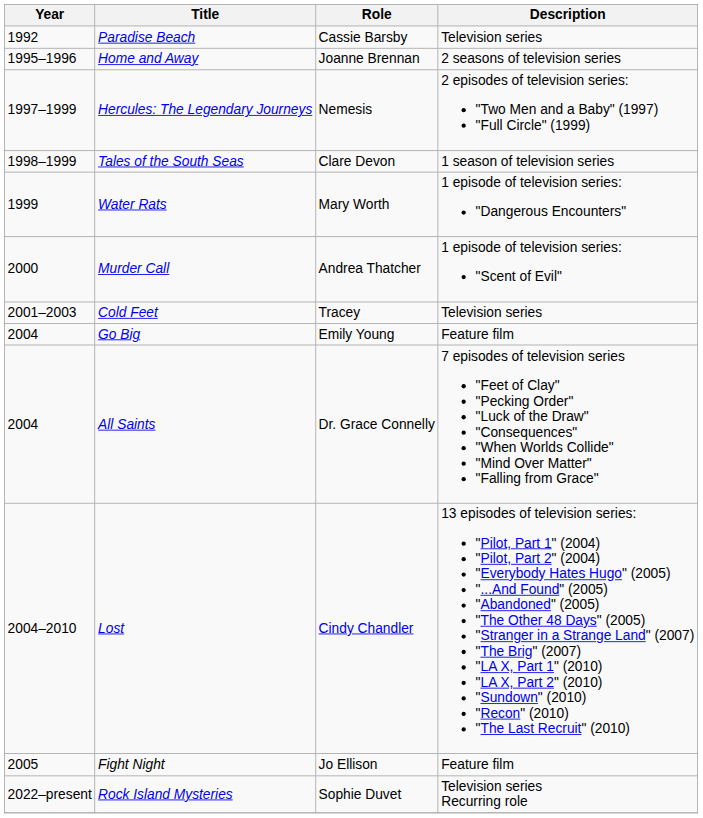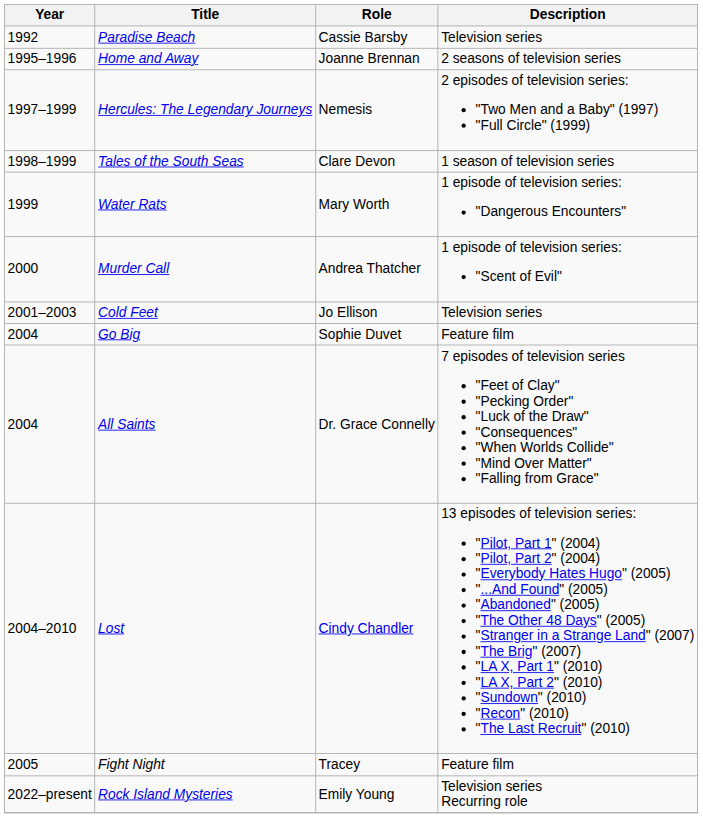(339, 312) Tracey -> (348, 312) Jo Ellison
(356, 334) Emily Young -> (360, 334) Sophie Duvet
(348, 764) Jo Ellison -> (339, 764) Tracey
(360, 794) Sophie Duvet -> (356, 794) Emily Young
